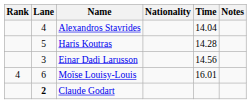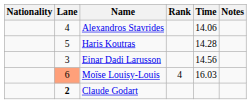columns swapped: (18, 12) <-> (168, 12)
(206, 28) 14.04 -> (206, 28) 14.06
(44, 75) no background -> (67, 75) lightsalmon background
(206, 75) 16.01 -> (206, 75) 16.03
